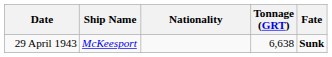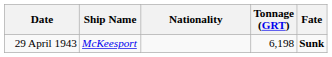(281, 43) 6,638 -> (281, 43) 6,198
